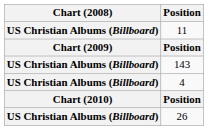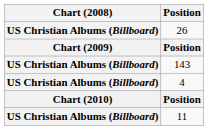rows swapped: (182, 30) <-> (182, 116)
